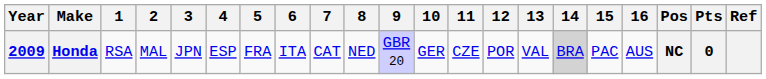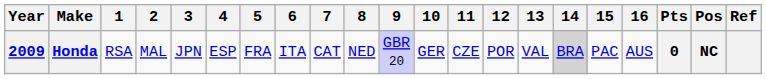columns swapped: (674, 17) <-> (709, 17)
